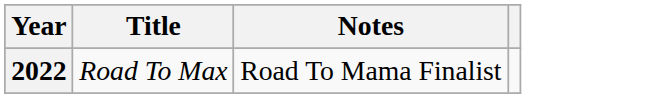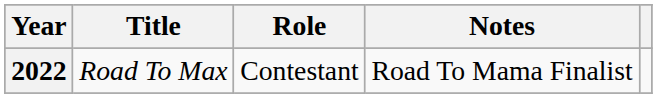+ column: (299, 26)
